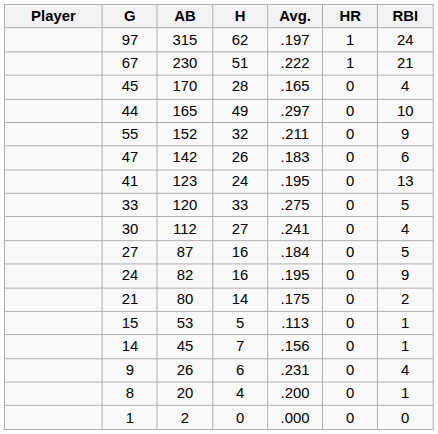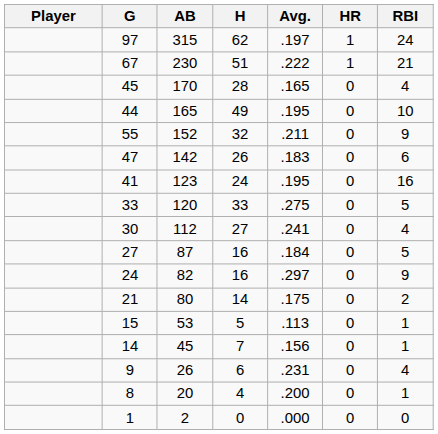(295, 110) .297 -> (295, 110) .195
(405, 181) 13 -> (405, 181) 16
(295, 275) .195 -> (295, 275) .297
